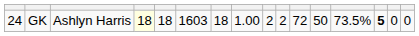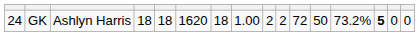(144, 20) lightyellow background -> (144, 20) no background
(193, 20) 1603 -> (193, 20) 1620
(352, 20) 73.5% -> (352, 20) 73.2%
